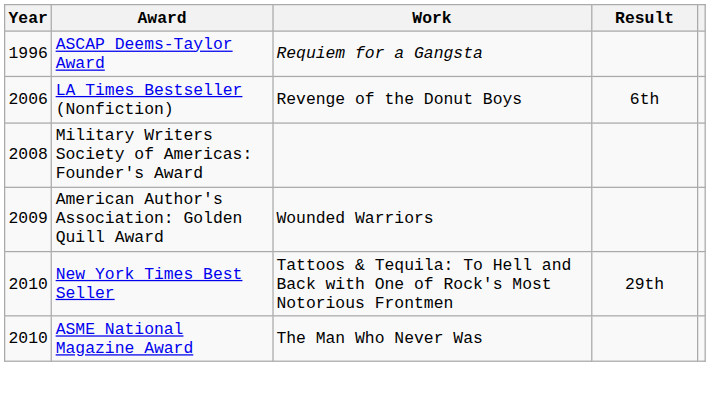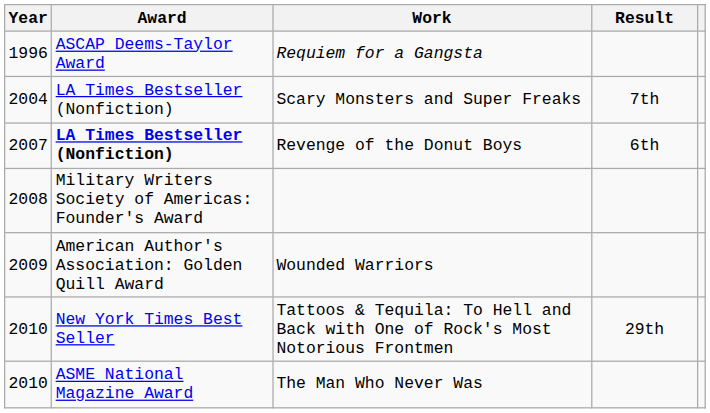+ row: (429, 100)
(28, 100) 2006 -> (28, 145) 2007
(149, 100) normal -> (149, 145) bold
